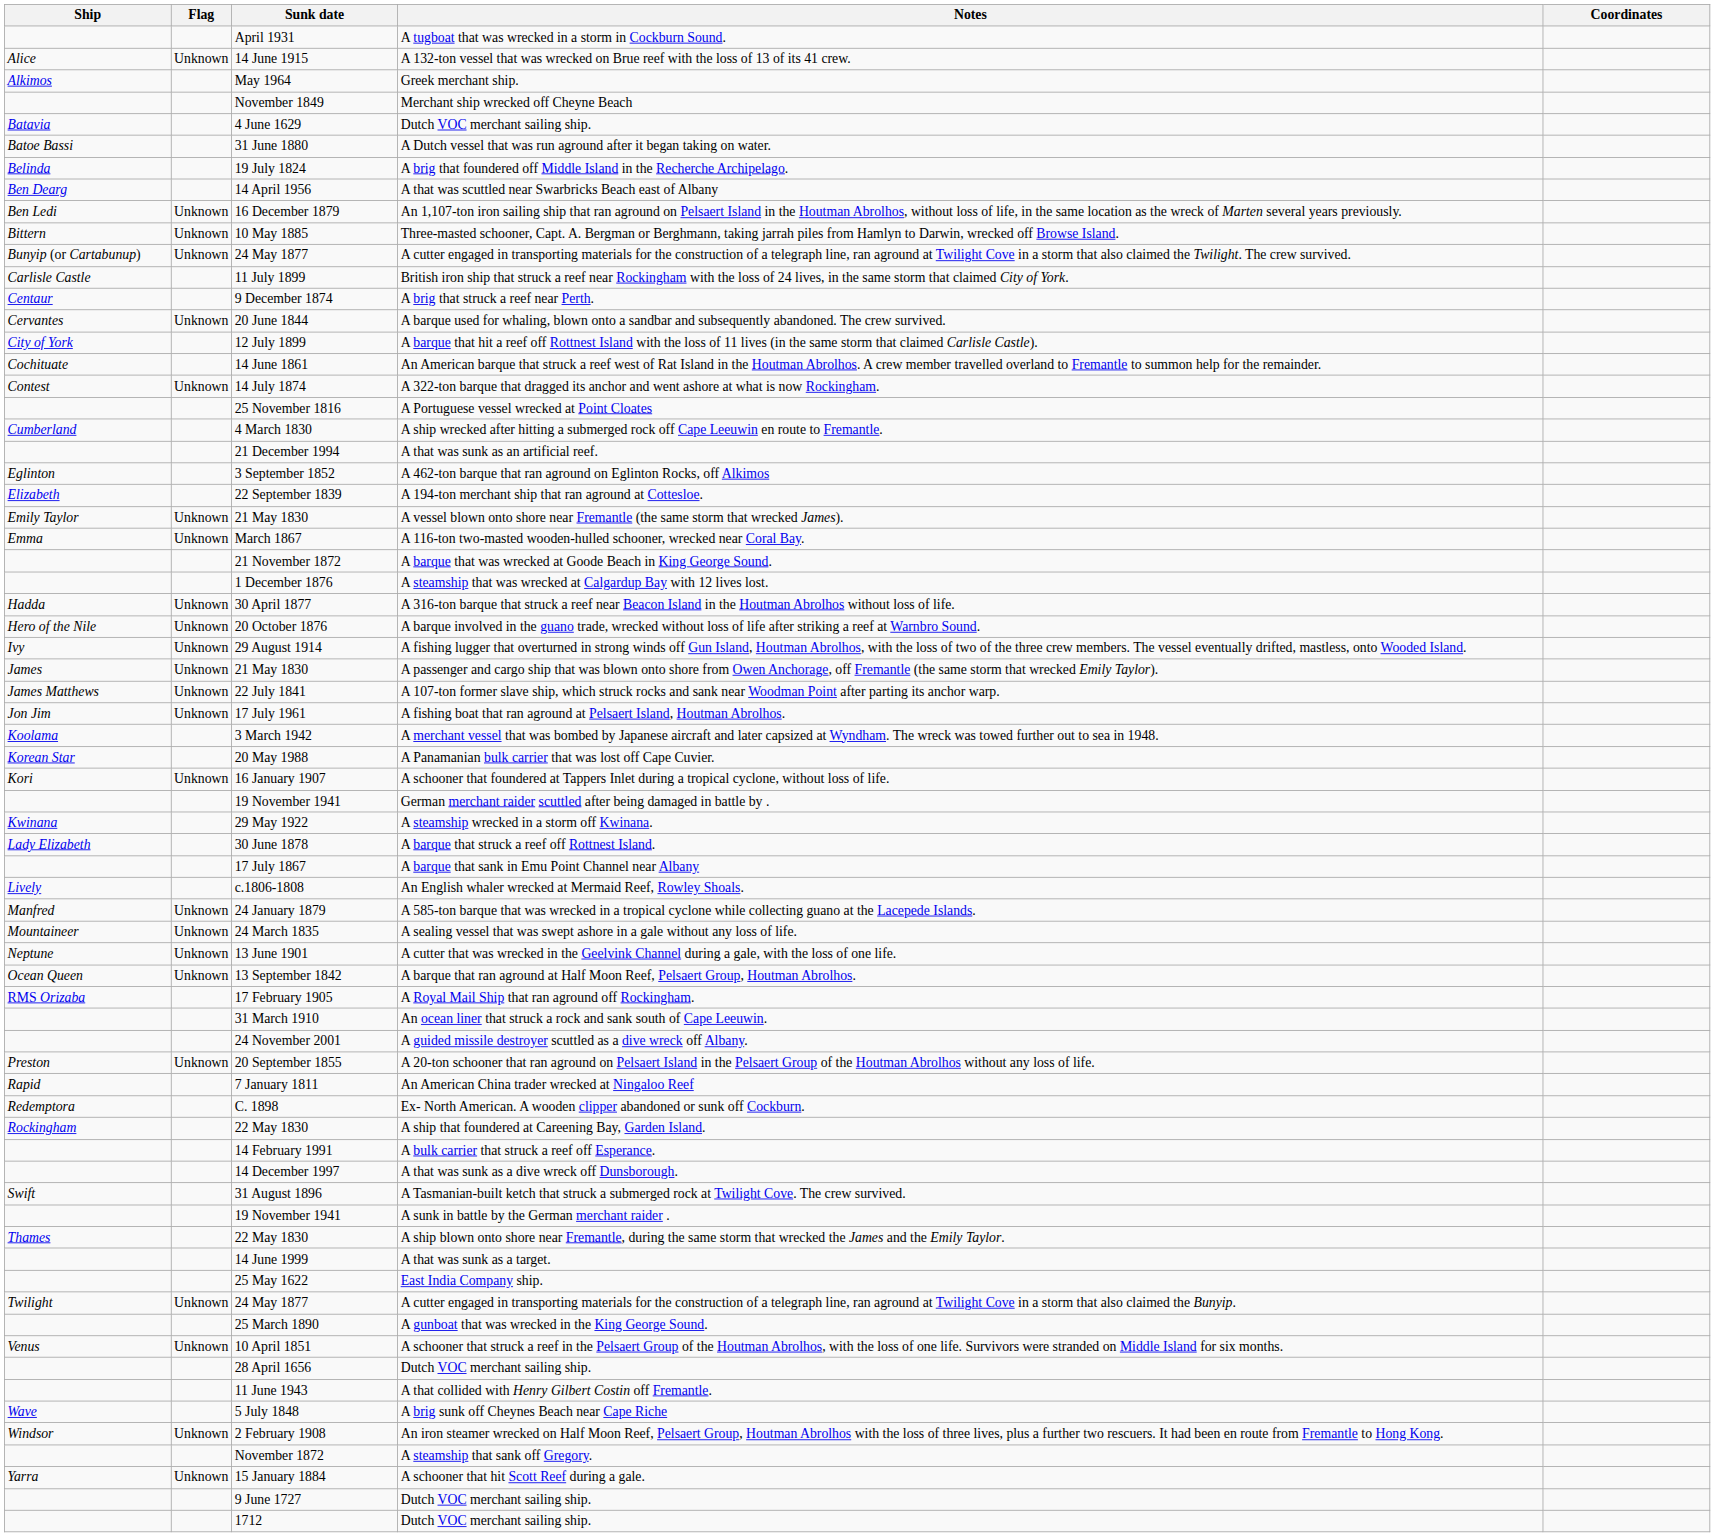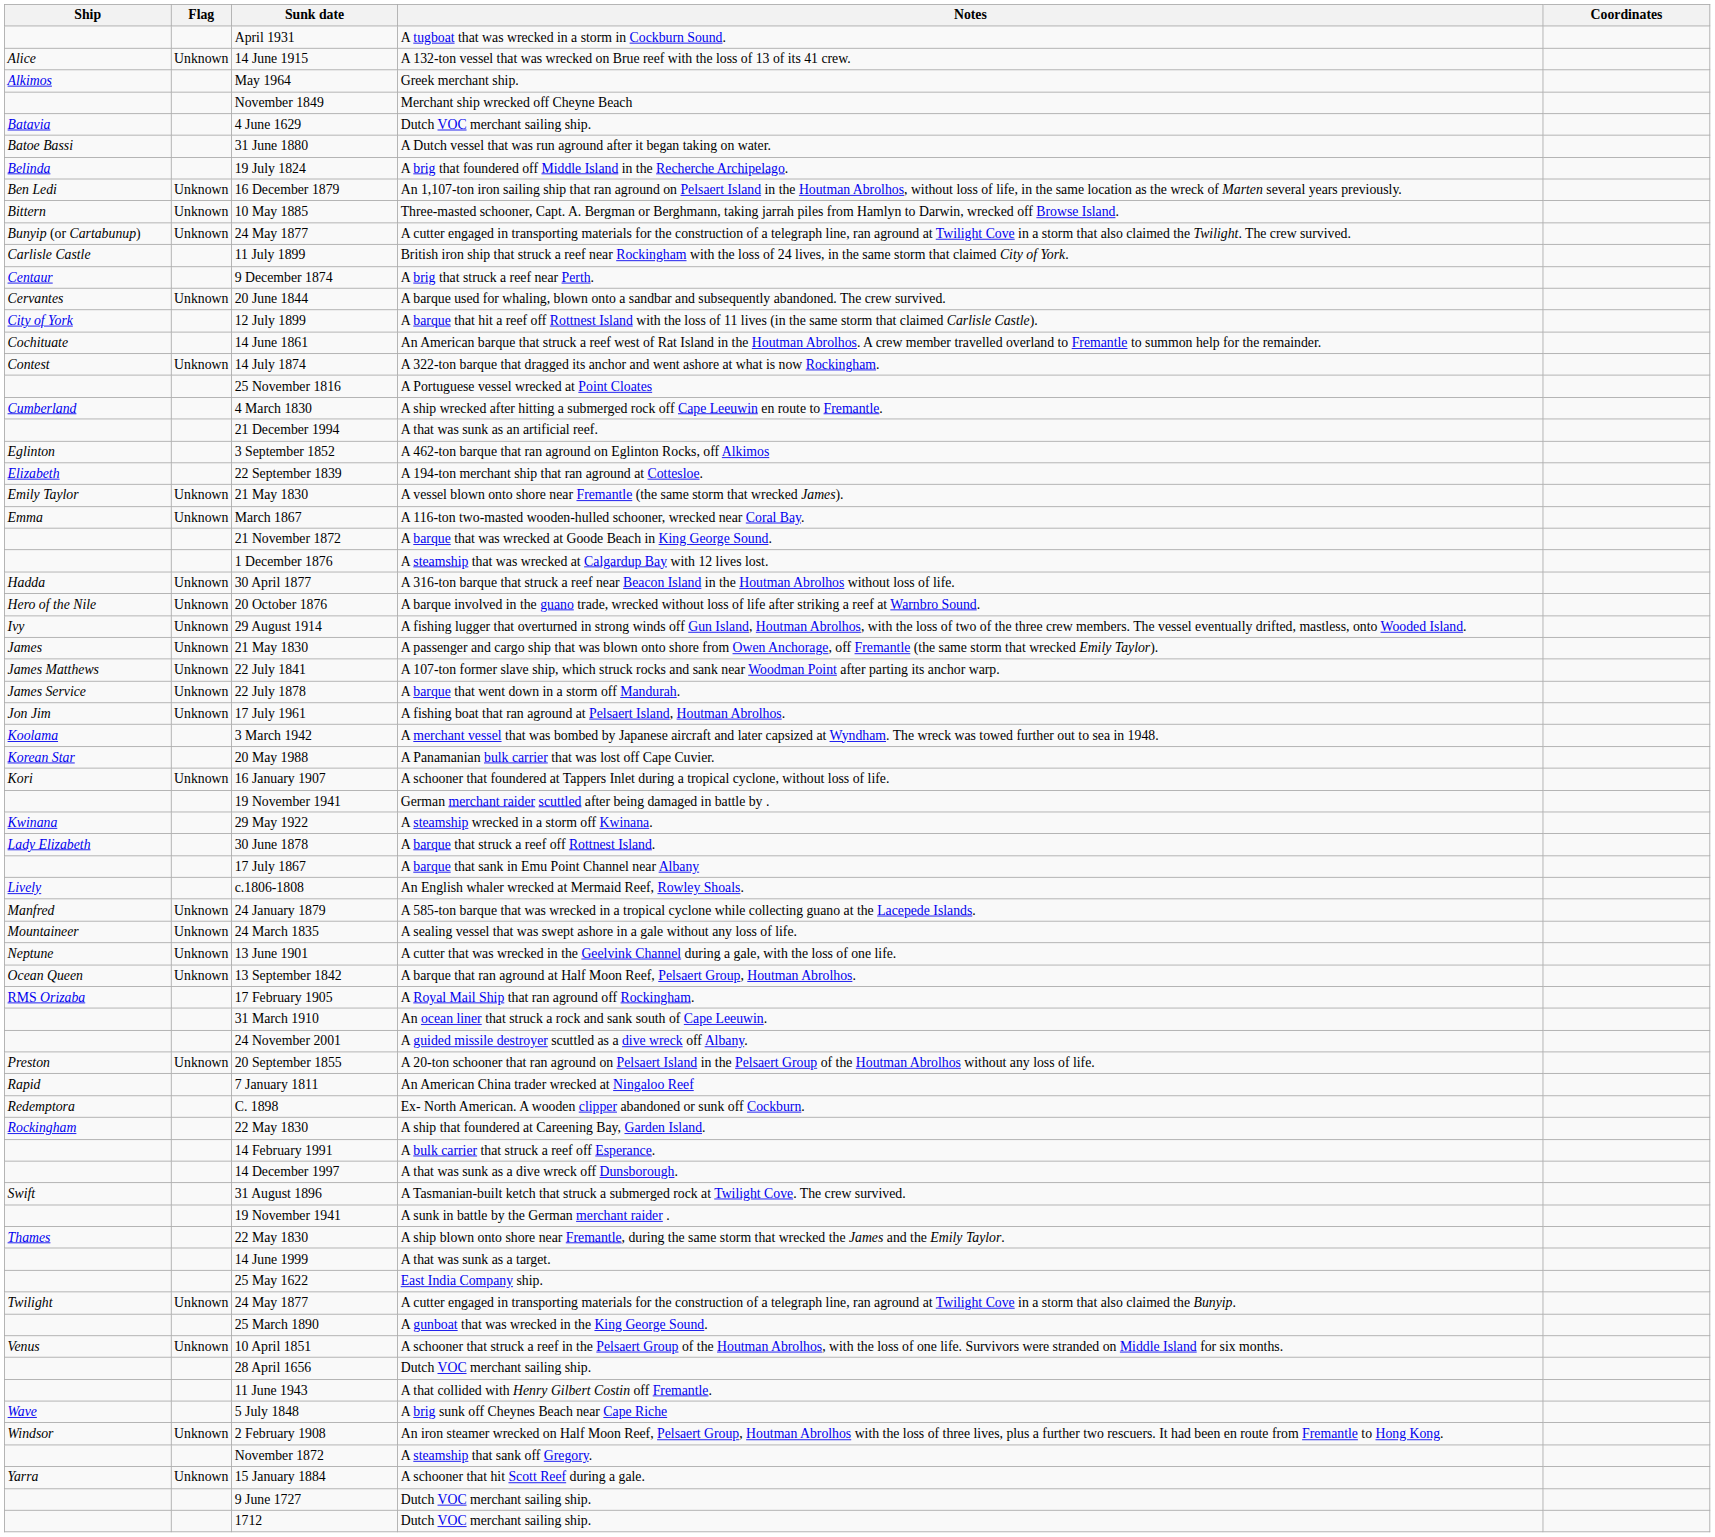- row: (273, 189)
+ row: (270, 691)
